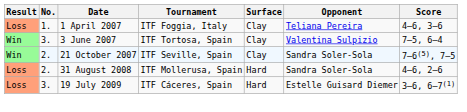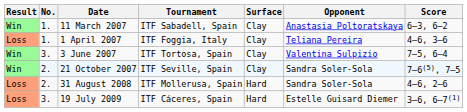+ row: (93, 25)
